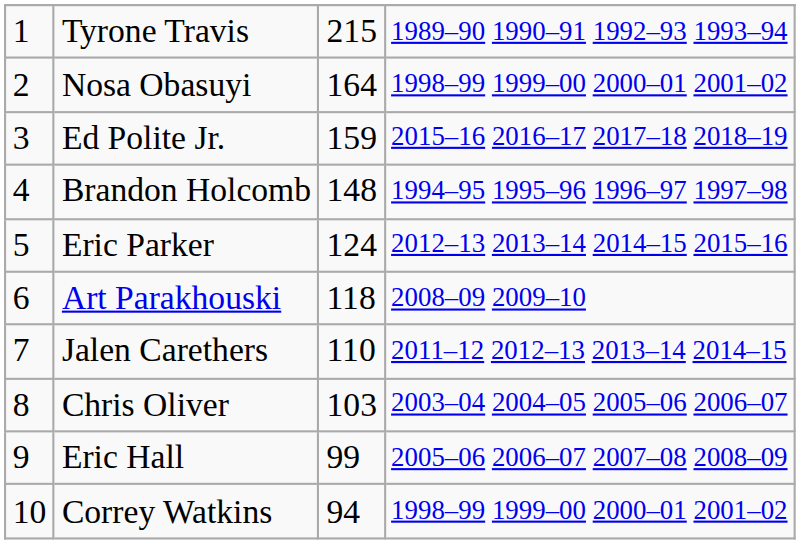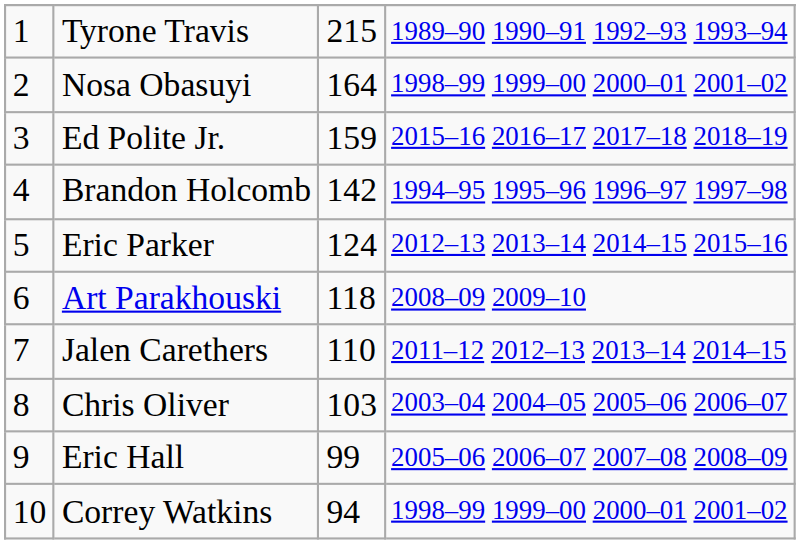(352, 191) 148 -> (352, 191) 142
